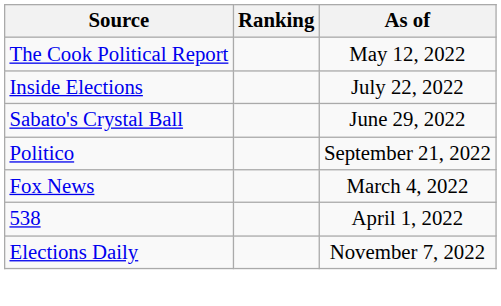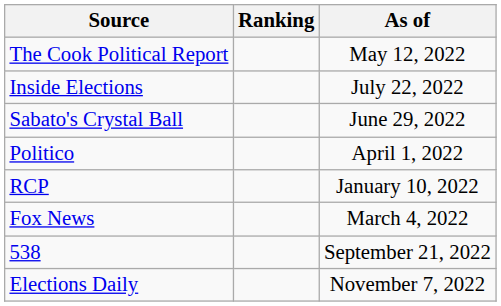(407, 152) September 21, 2022 -> (407, 152) April 1, 2022
+ row: (29, 185)
(407, 218) April 1, 2022 -> (407, 251) September 21, 2022
